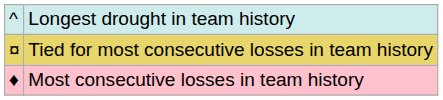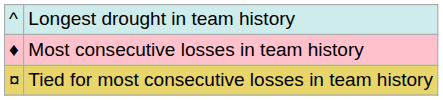rows swapped: (196, 79) <-> (231, 49)
